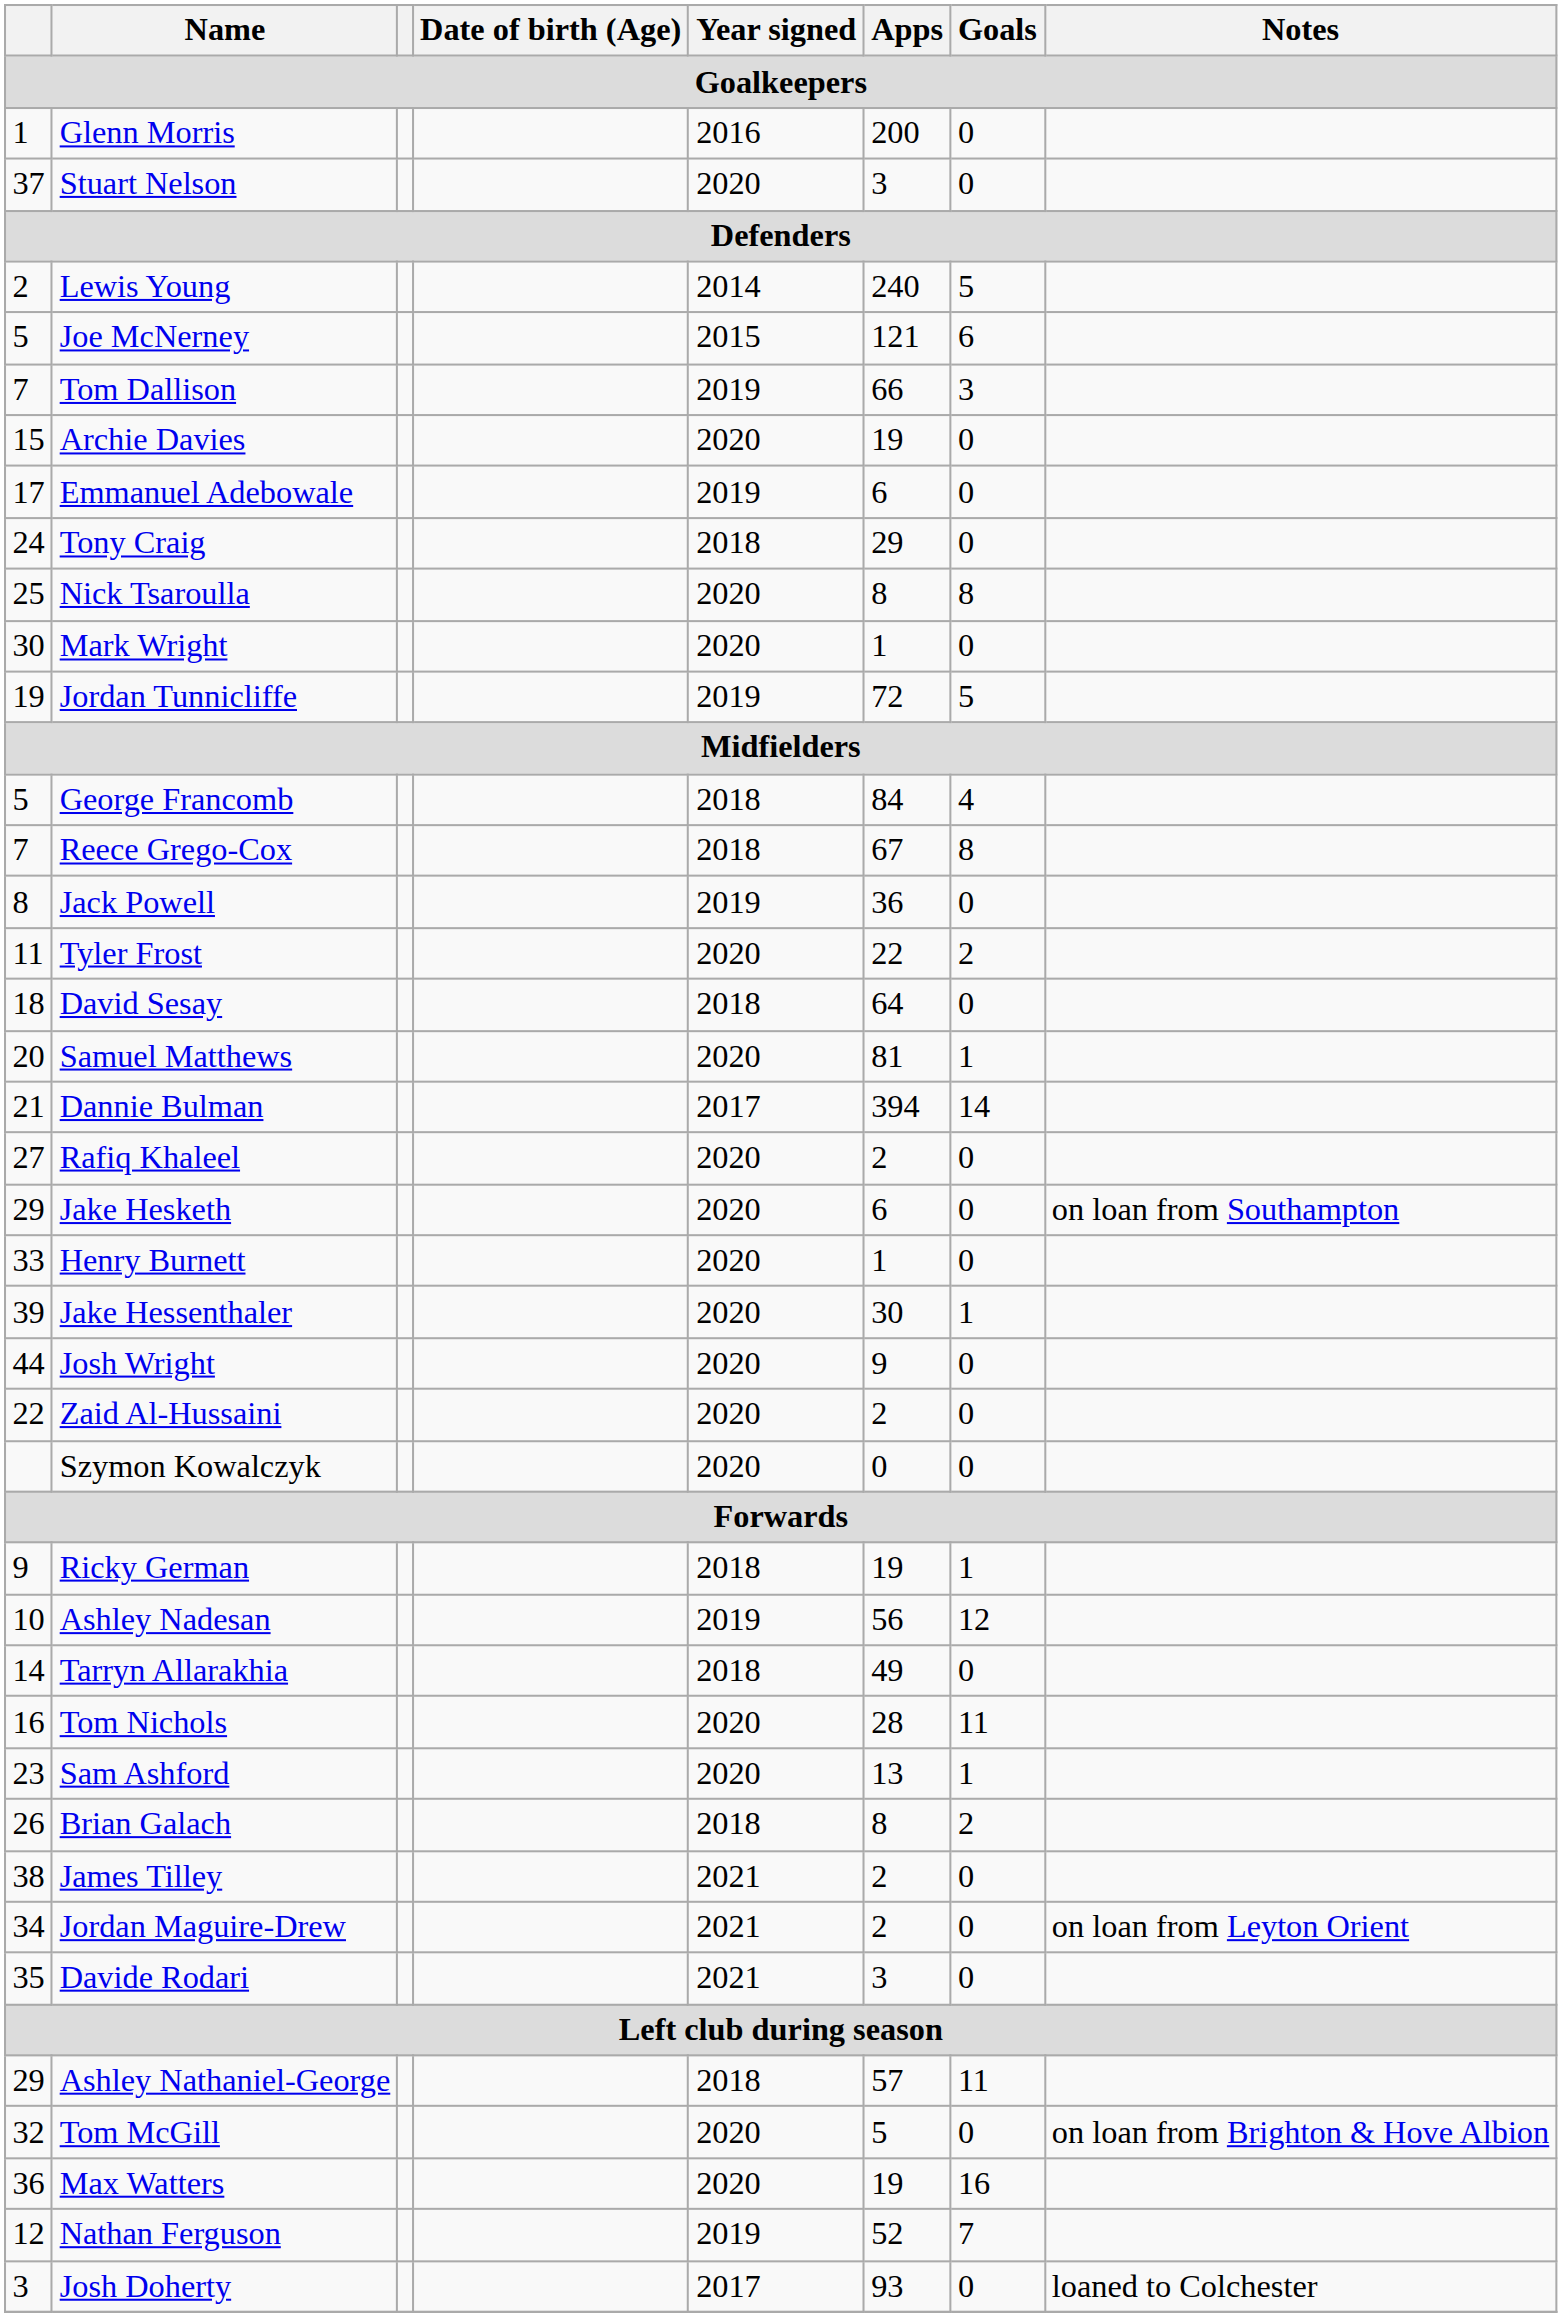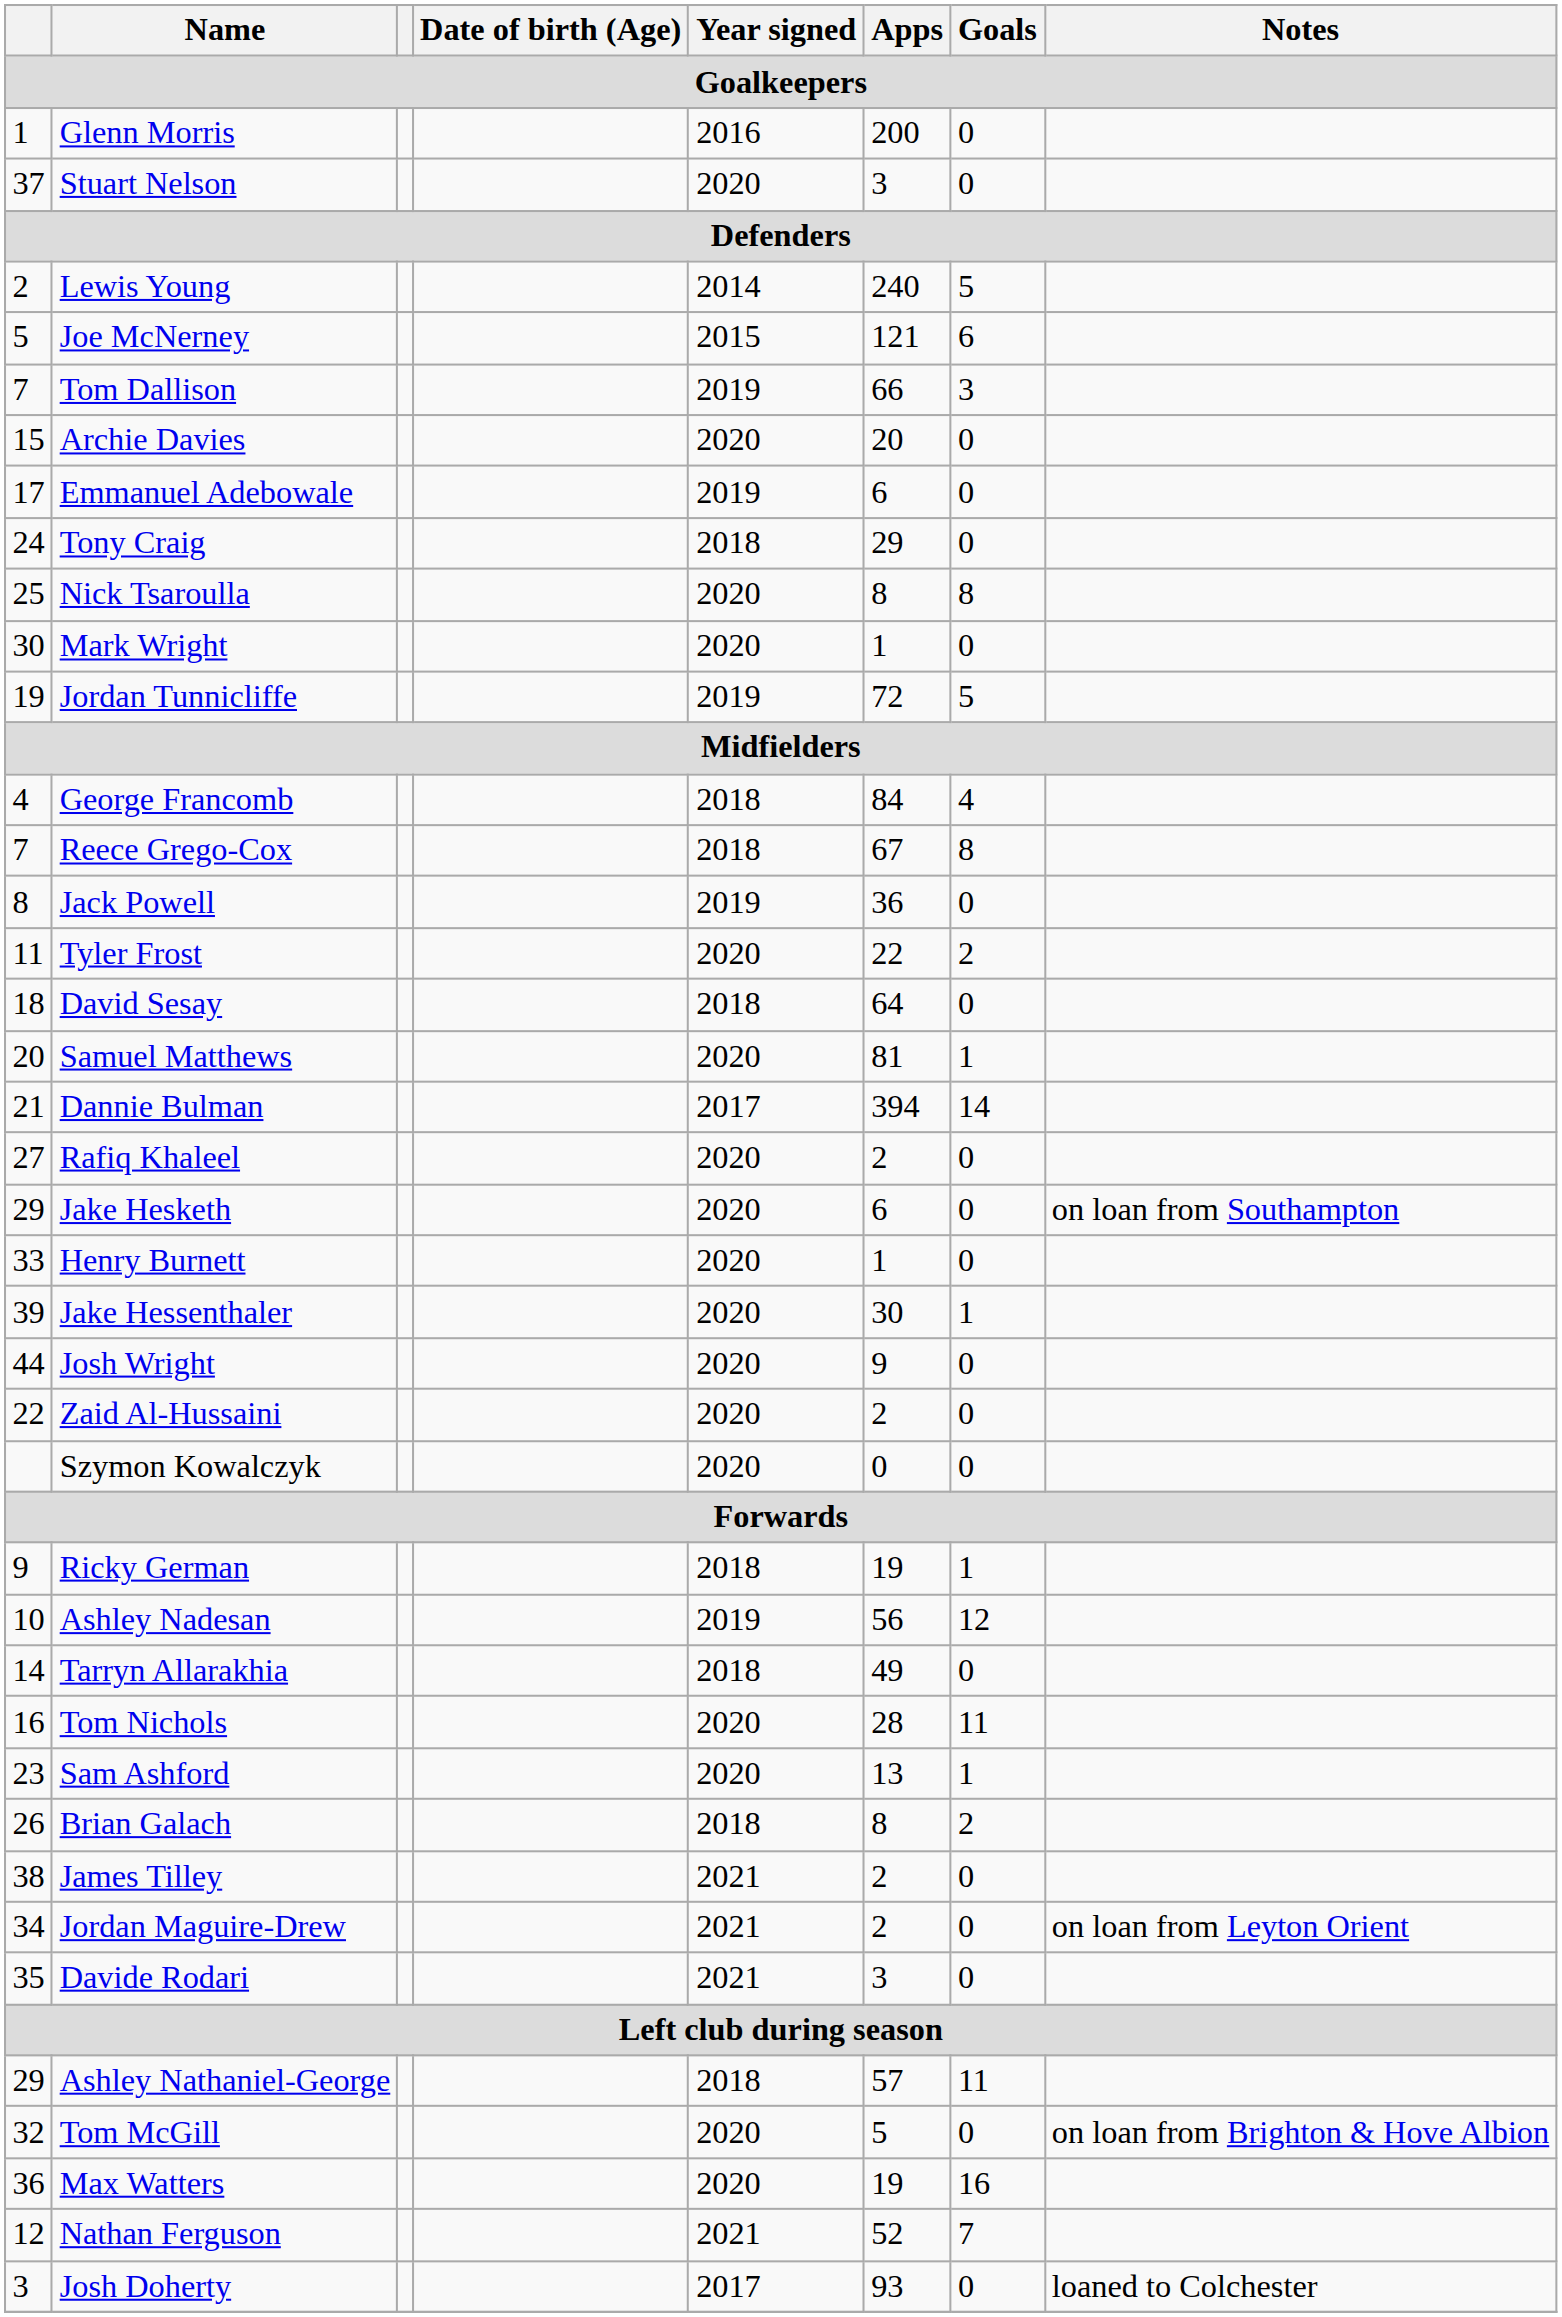(887, 440) 19 -> (887, 440) 20
(21, 798) 5 -> (21, 798) 4
(728, 2234) 2019 -> (728, 2234) 2021
